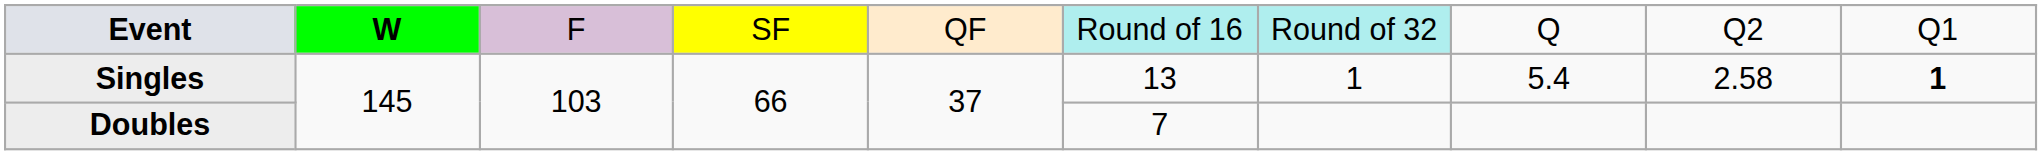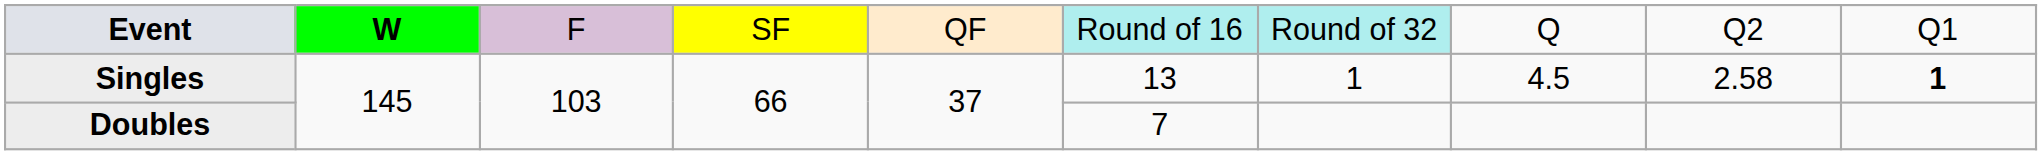(1549, 78) 5.4 -> (1549, 78) 4.5
